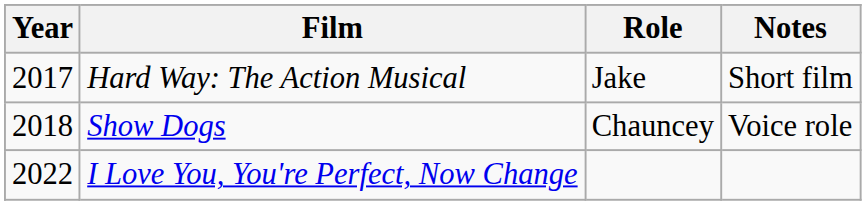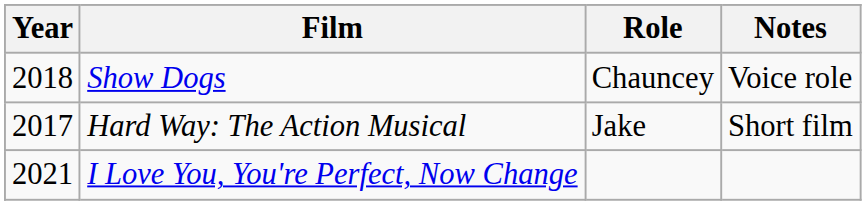rows swapped: (277, 77) <-> (156, 125)
(43, 174) 2022 -> (43, 174) 2021
